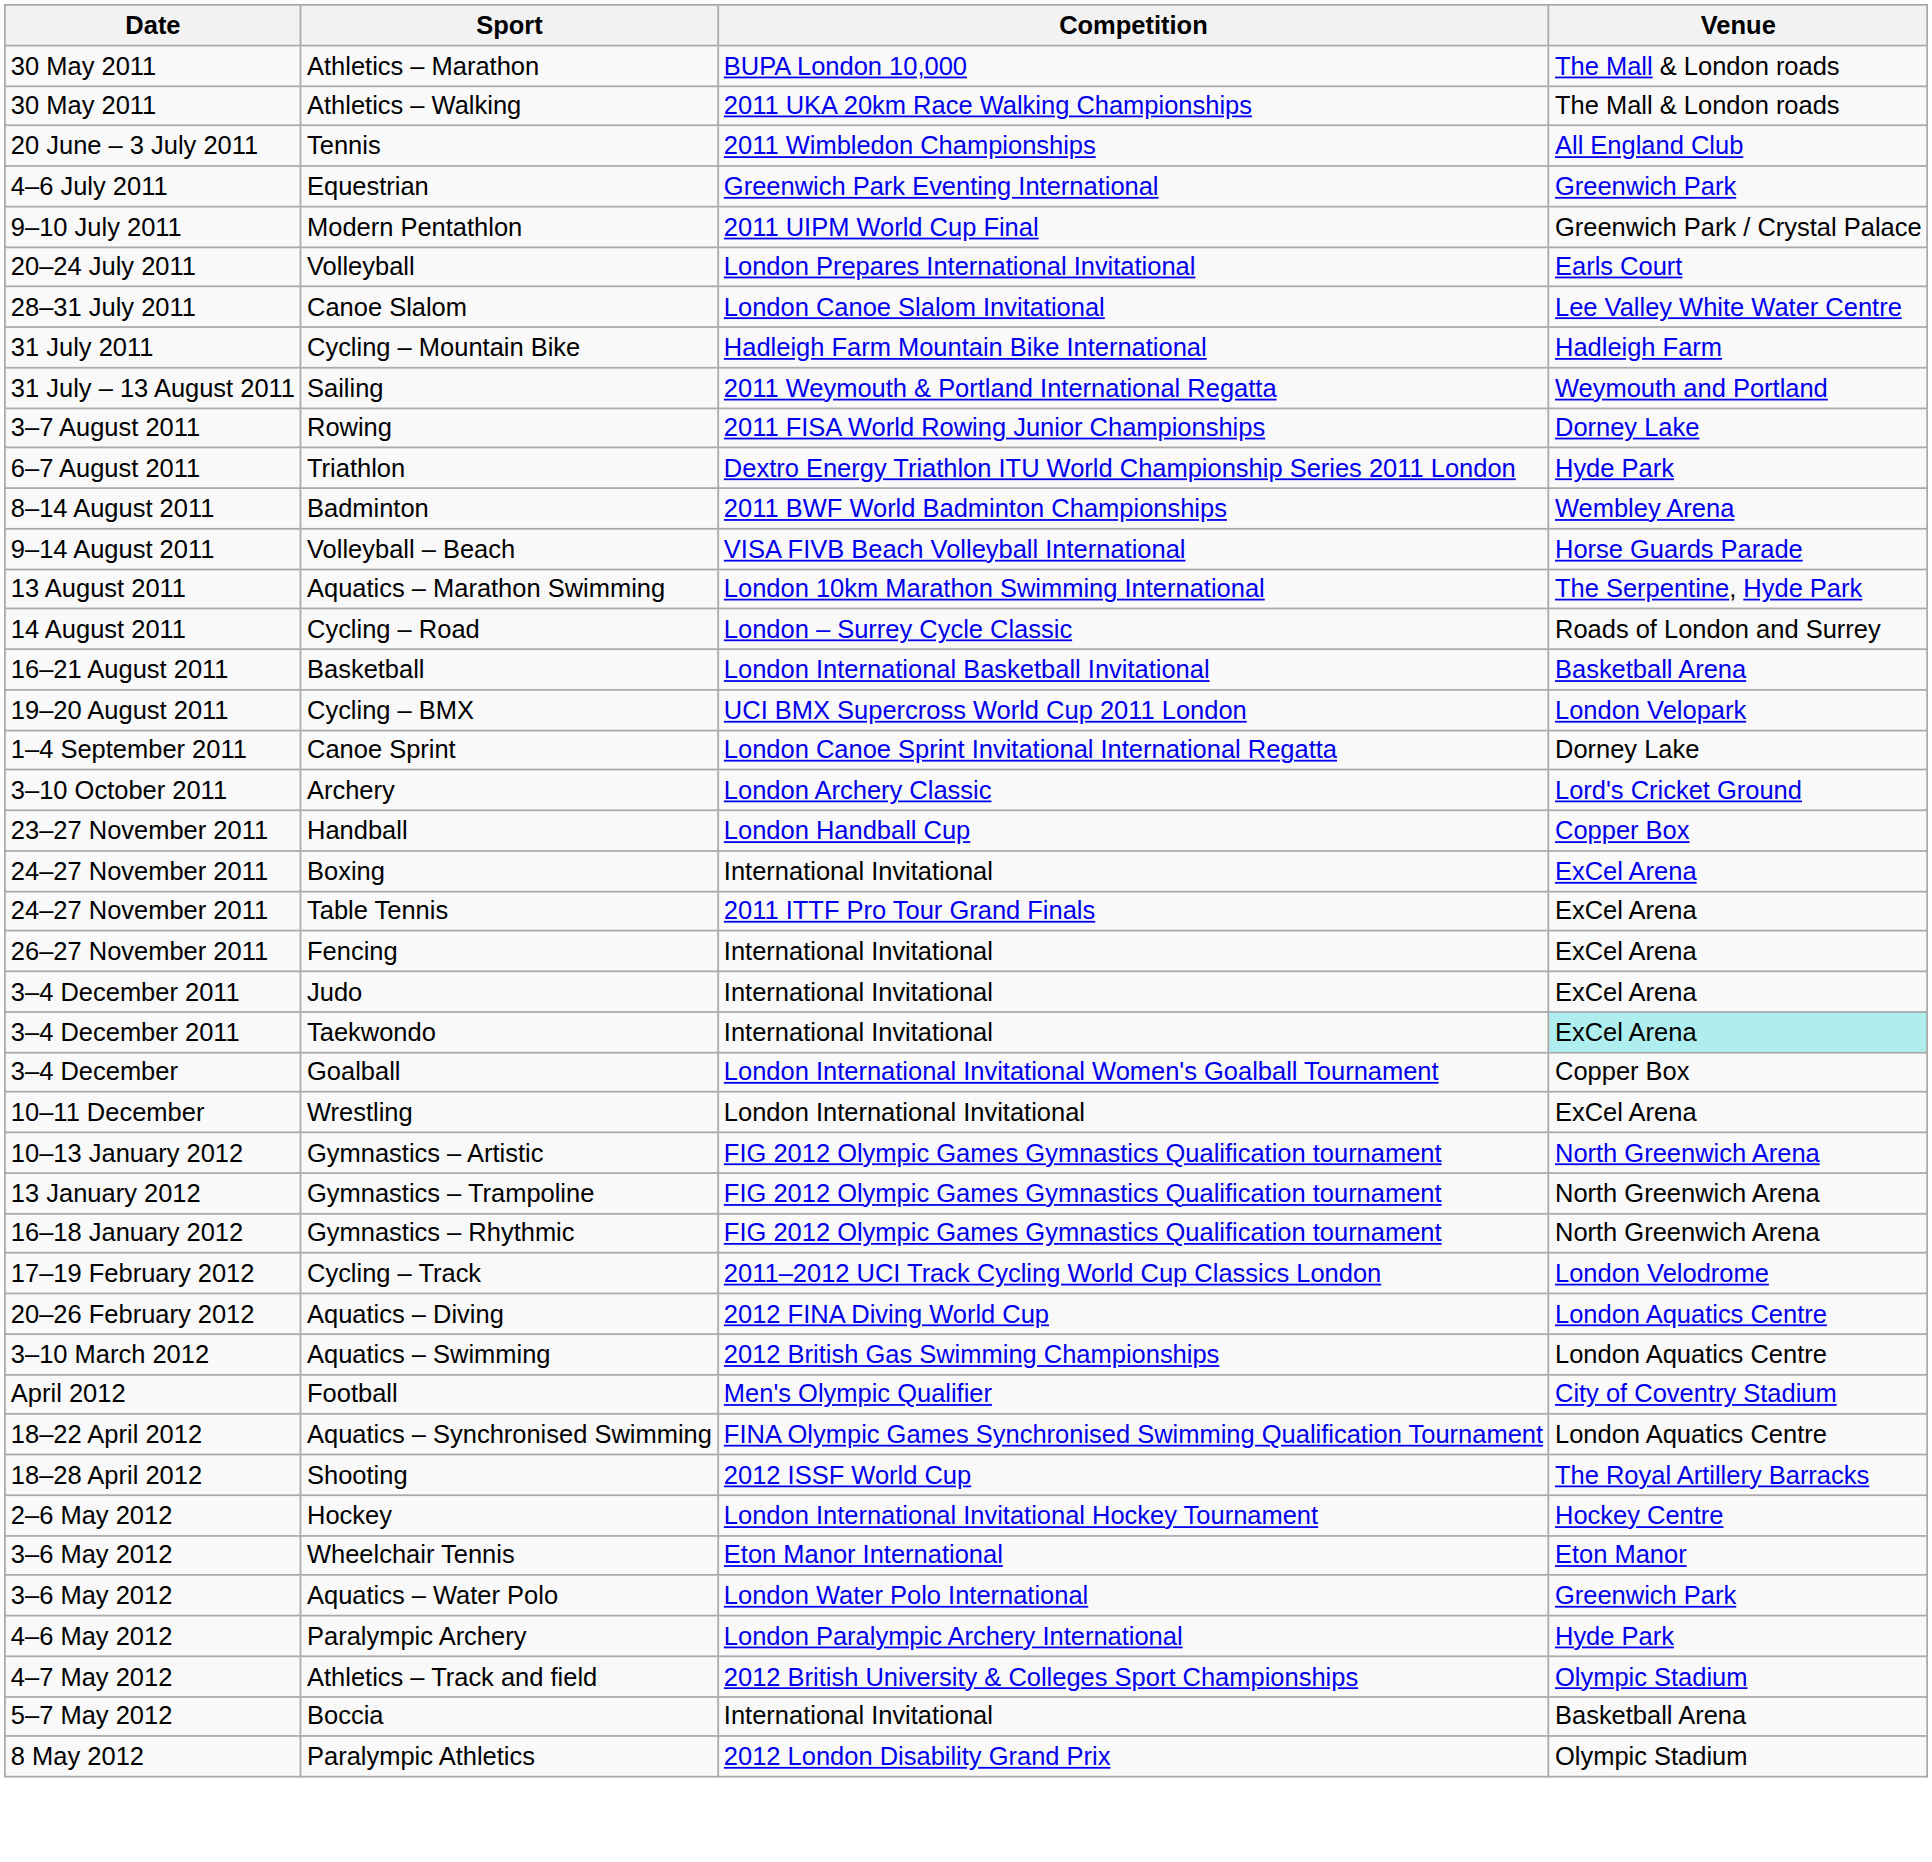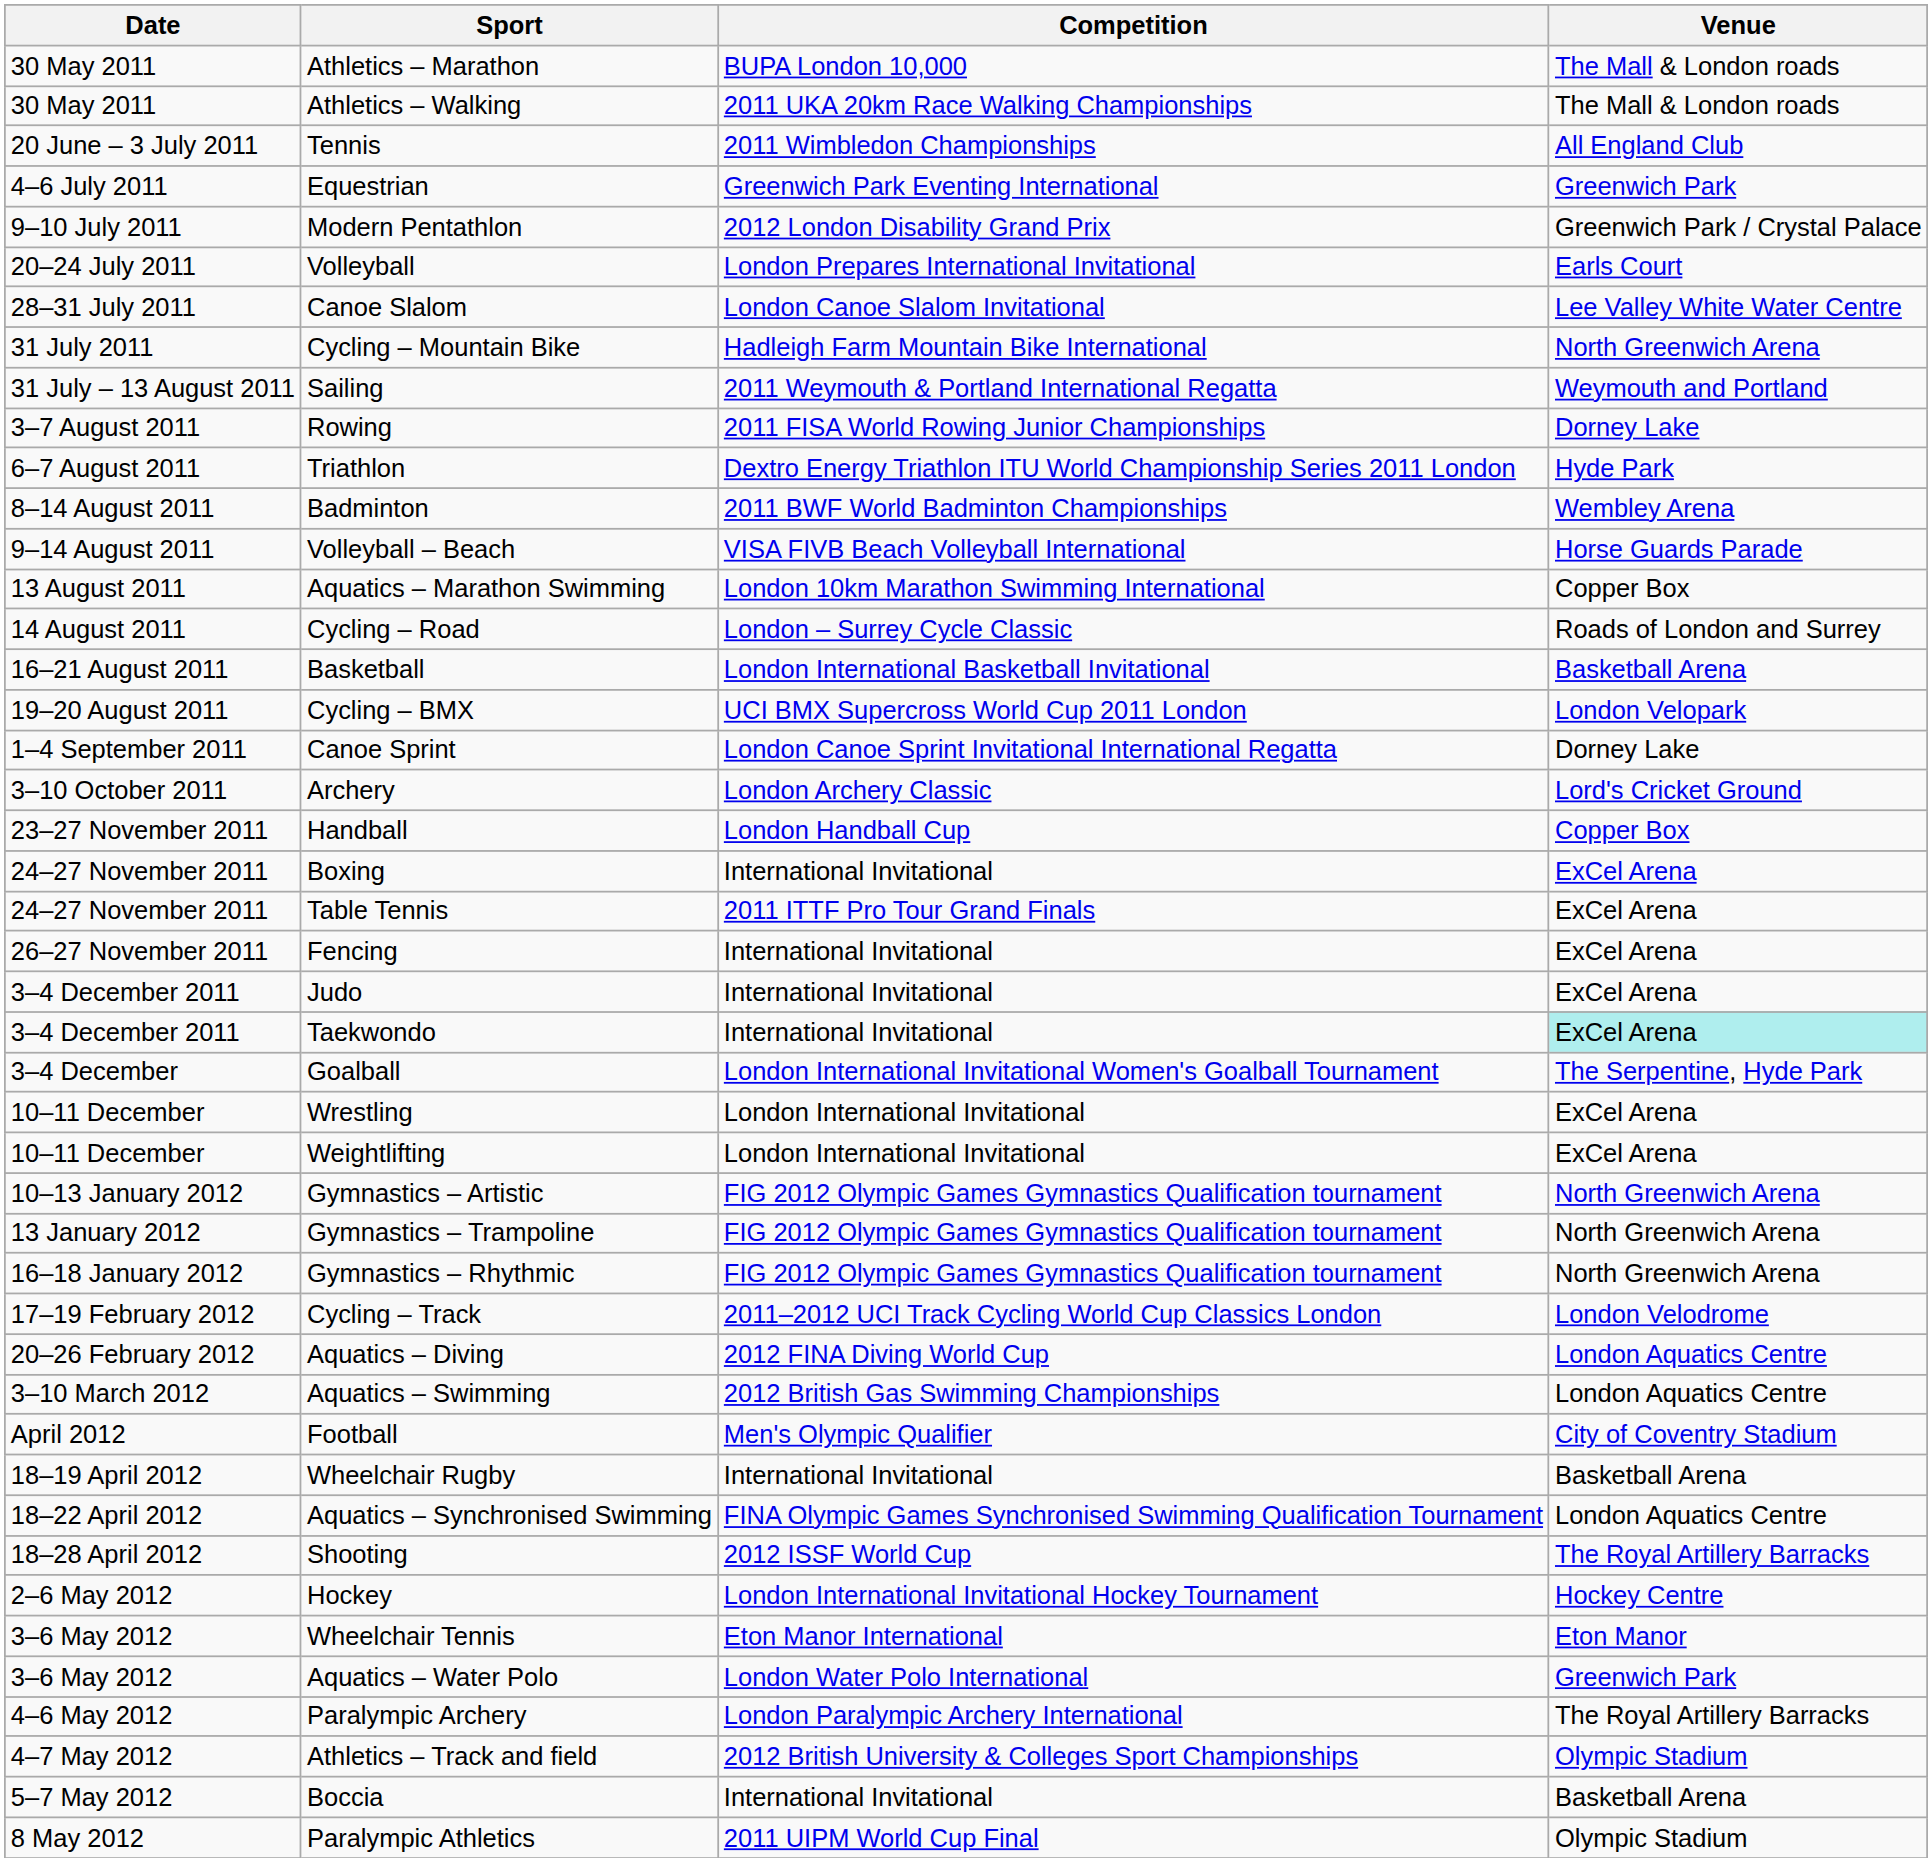(881, 227) 2011 UIPM World Cup Final -> (917, 227) 2012 London Disability Grand Prix
(1639, 348) Hadleigh Farm -> (1687, 348) North Greenwich Arena
(1709, 589) The Serpentine, Hyde Park -> (1622, 589) Copper Box
(1622, 1072) Copper Box -> (1709, 1072) The Serpentine, Hyde Park
+ row: (376, 1153)
+ row: (411, 1475)
(1614, 1636) Hyde Park -> (1712, 1717) The Royal Artillery Barracks
(917, 1757) 2012 London Disability Grand Prix -> (881, 1837) 2011 UIPM World Cup Final
